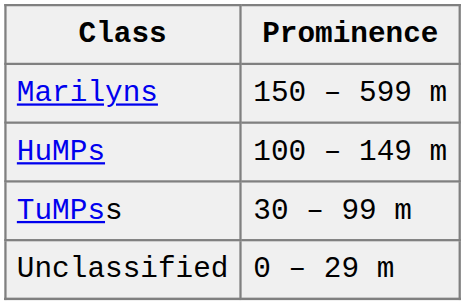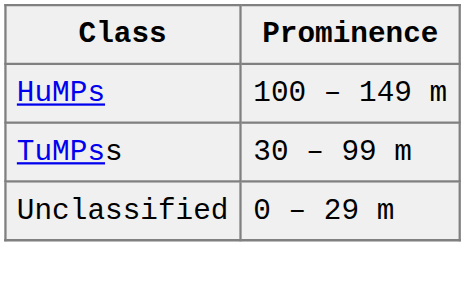- row: (87, 93)
